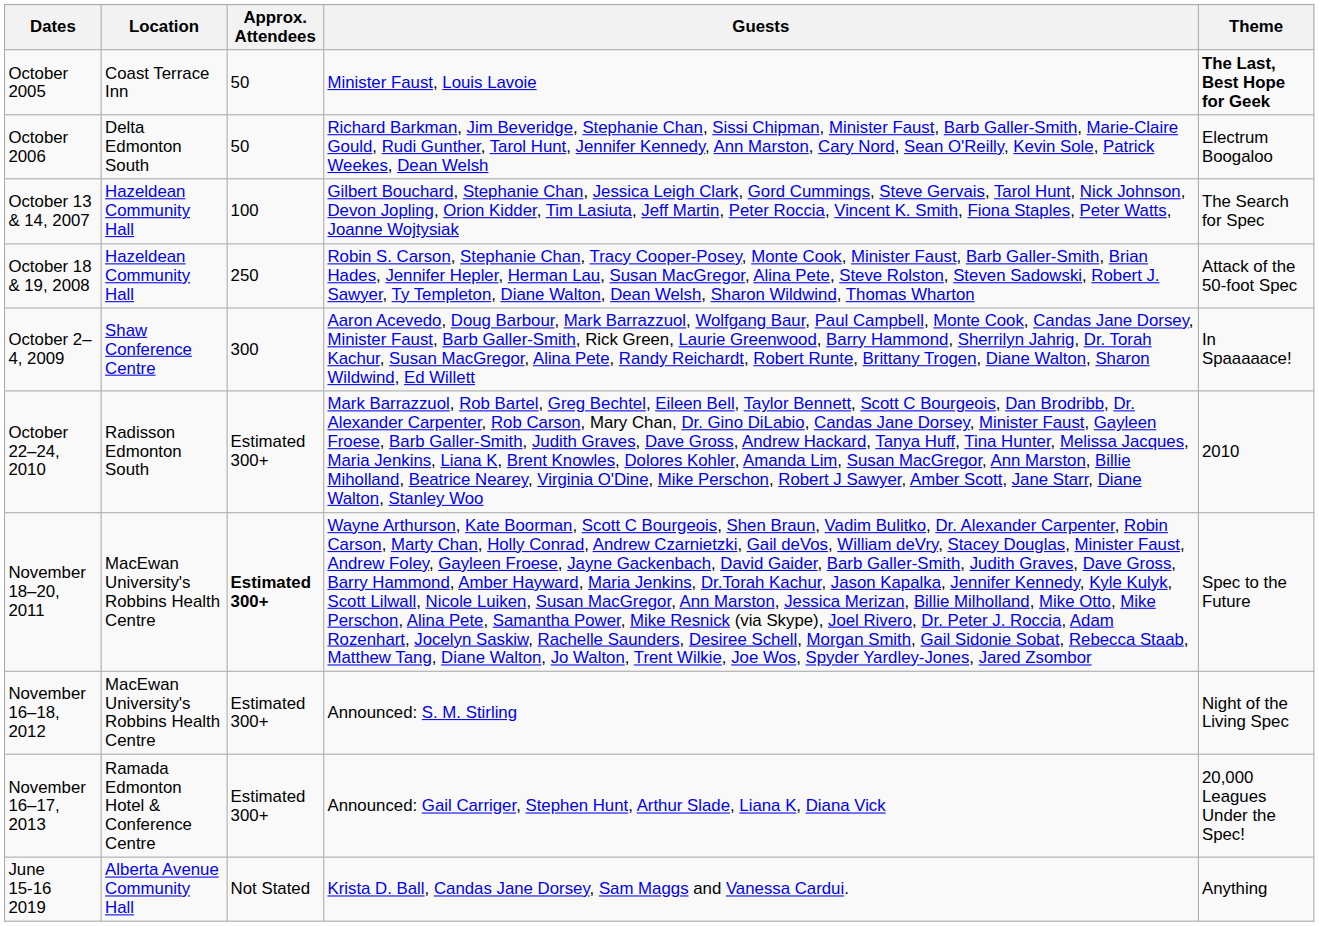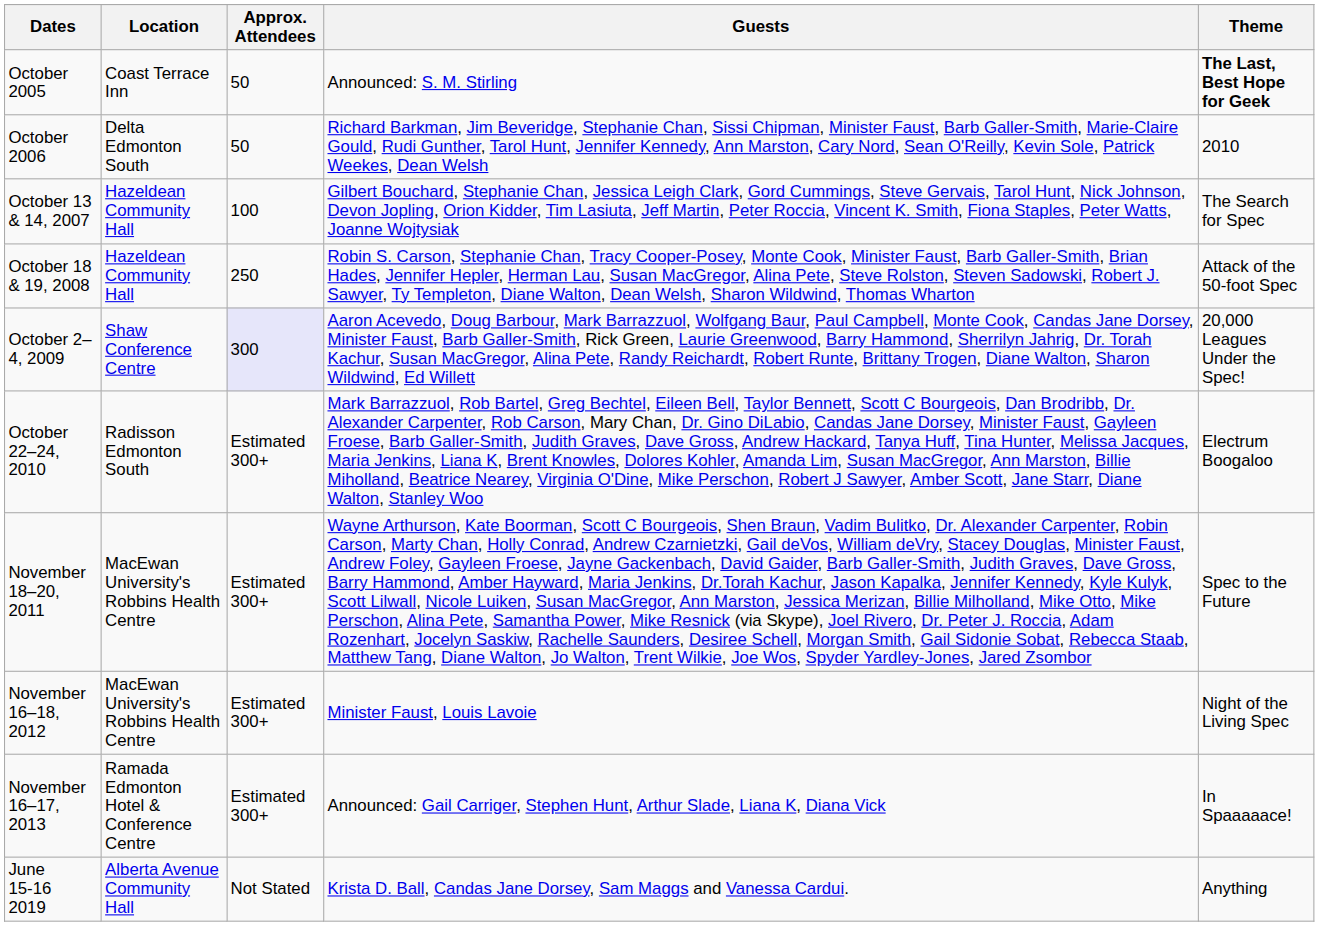(432, 82) Minister Faust, Louis Lavoie -> (422, 82) Announced: S. M. Stirling
(1237, 146) Electrum Boogaloo -> (1221, 146) 2010
(245, 349) no background -> (245, 349) lavender background
(1247, 349) In Spaaaaace! -> (1239, 349) 20,000 Leagues Under the Spec!
(1221, 451) 2010 -> (1237, 451) Electrum Boogaloo
(271, 591) bold -> (268, 591) normal
(422, 712) Announced: S. M. Stirling -> (432, 712) Minister Faust, Louis Lavoie
(1239, 805) 20,000 Leagues Under the Spec! -> (1247, 805) In Spaaaaace!
